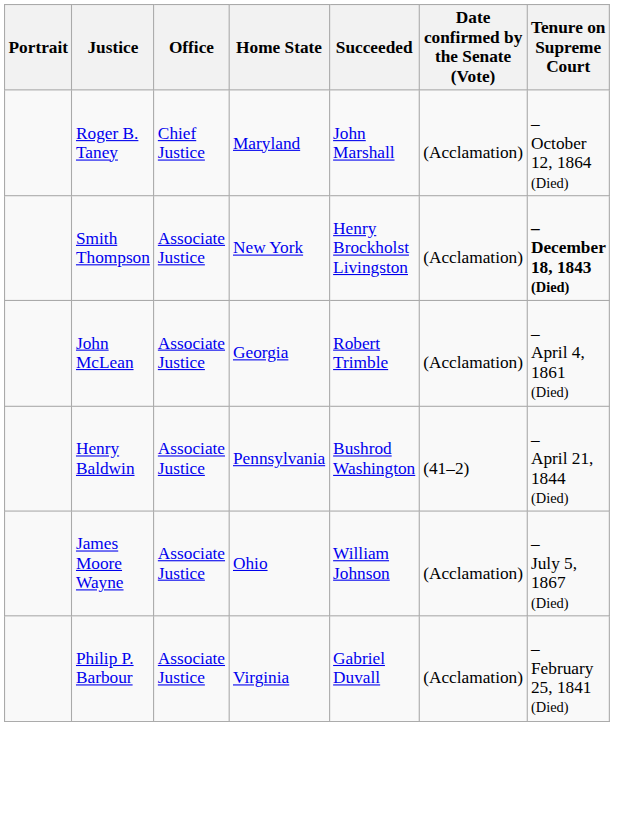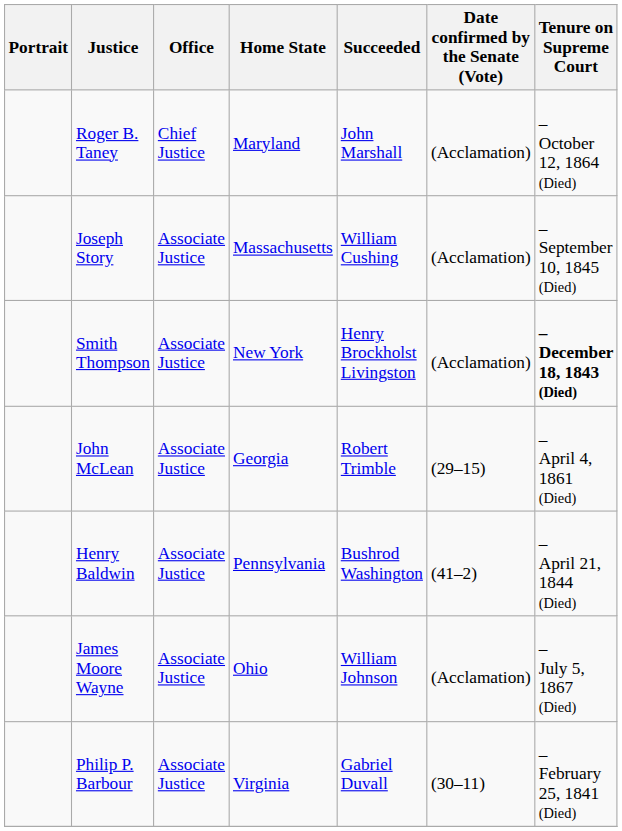+ row: (99, 247)
(473, 362) (Acclamation) -> (458, 468) (29–15)
(473, 678) (Acclamation) -> (458, 783) (30–11)
